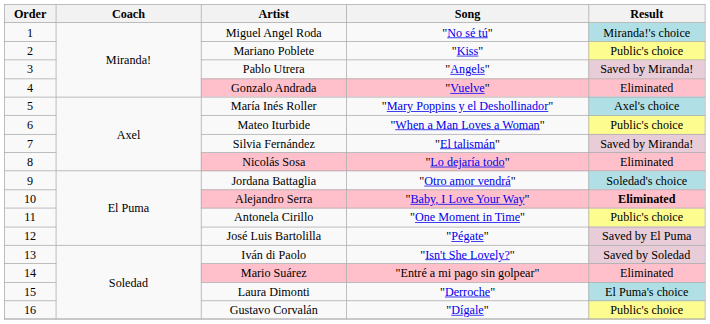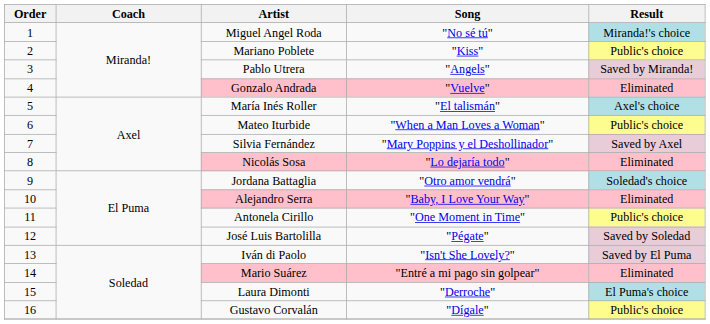(468, 106) "Mary Poppins y el Deshollinador" -> (468, 106) "El talismán"
(468, 143) "El talismán" -> (468, 143) "Mary Poppins y el Deshollinador"
(647, 143) Saved by Miranda! -> (647, 143) Saved by Axel
(647, 199) bold -> (647, 199) normal
(647, 236) Saved by El Puma -> (647, 236) Saved by Soledad
(647, 254) Saved by Soledad -> (647, 254) Saved by El Puma
